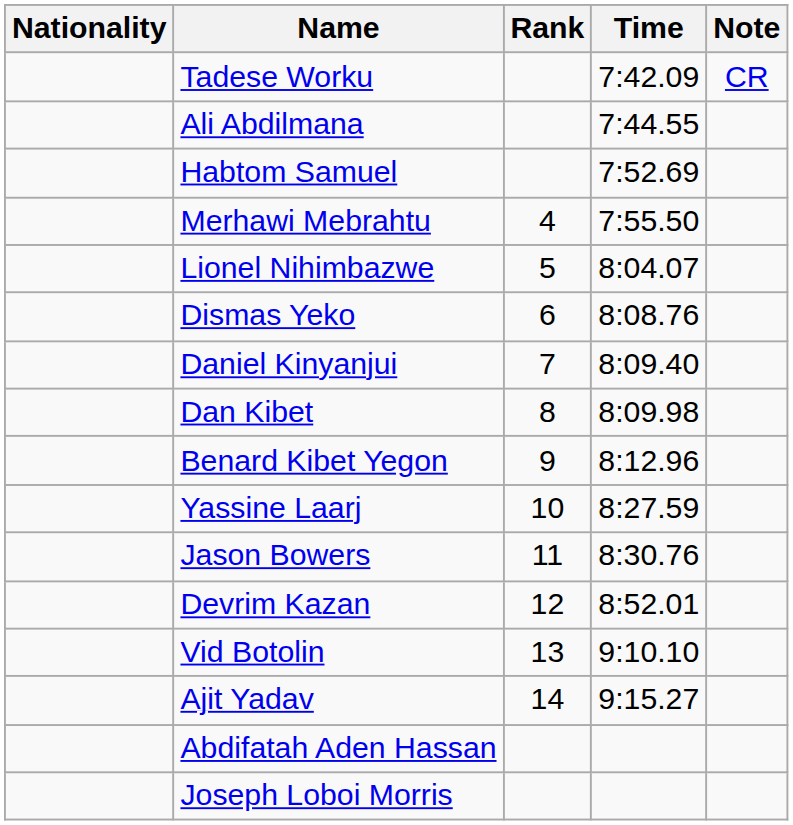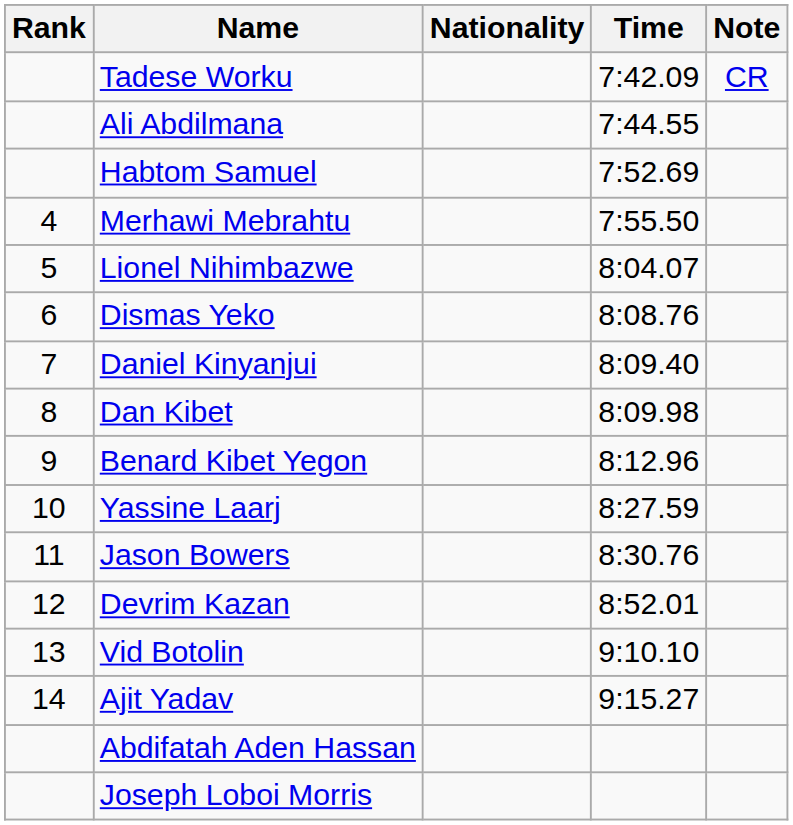columns swapped: (547, 28) <-> (89, 28)
